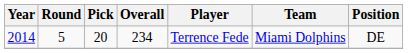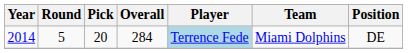(142, 37) 234 -> (142, 37) 284
(210, 37) no background -> (210, 37) lightblue background
